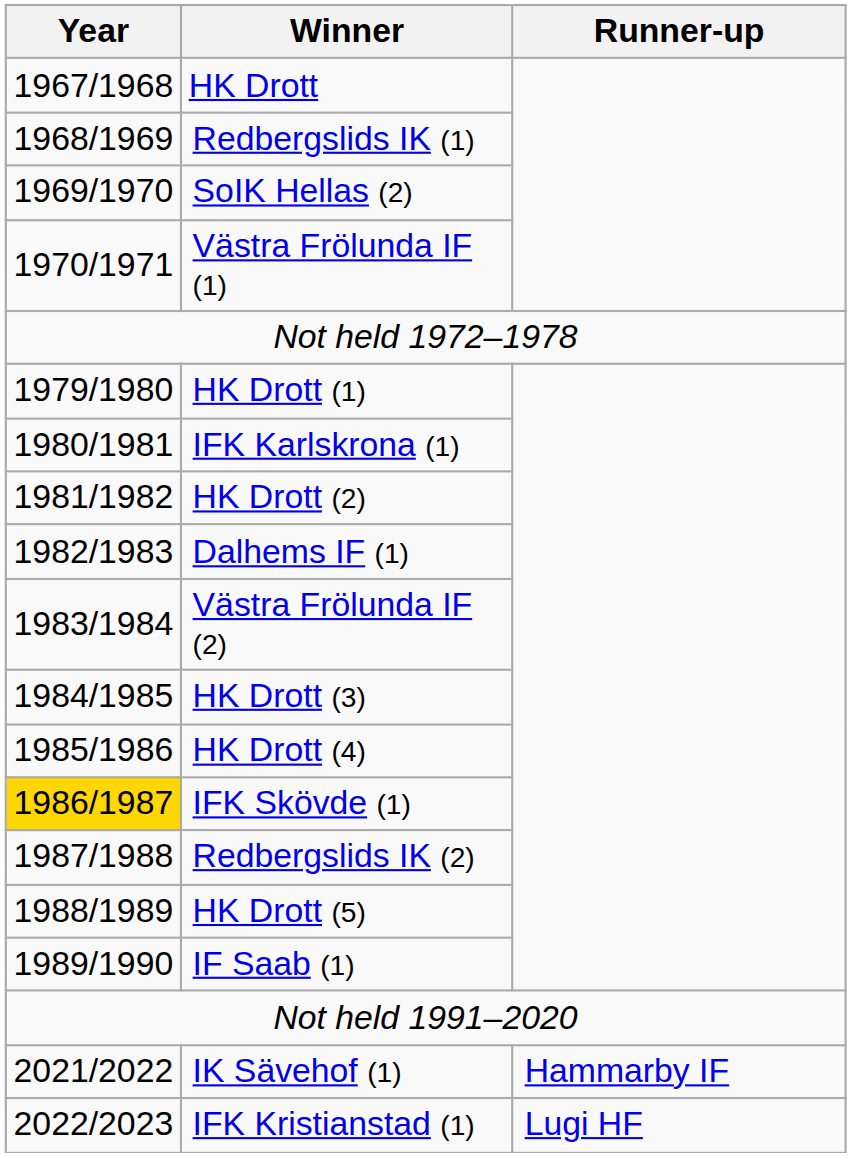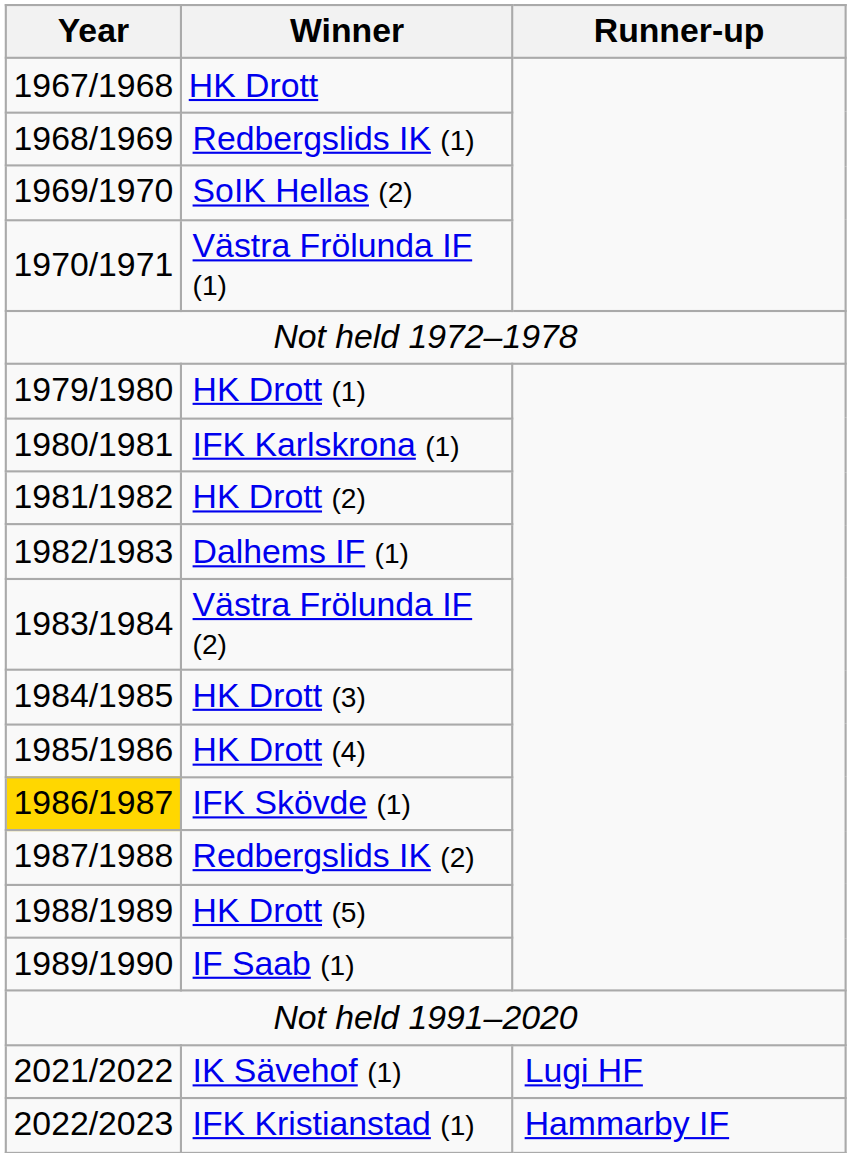(627, 1070) Hammarby IF -> (584, 1070) Lugi HF
(584, 1124) Lugi HF -> (627, 1124) Hammarby IF
